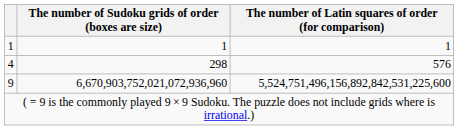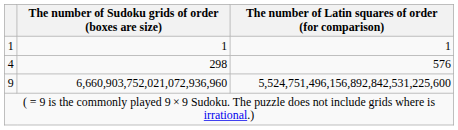(152, 83) 6,670,903,752,021,072,936,960 -> (152, 83) 6,660,903,752,021,072,936,960
